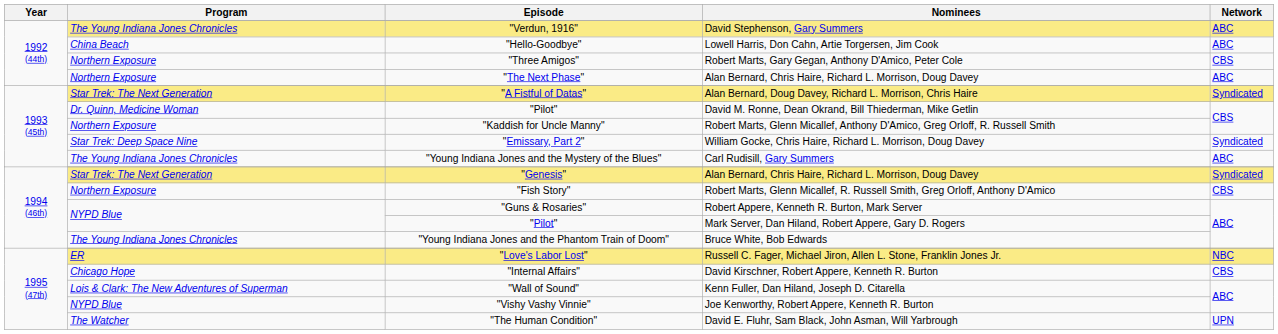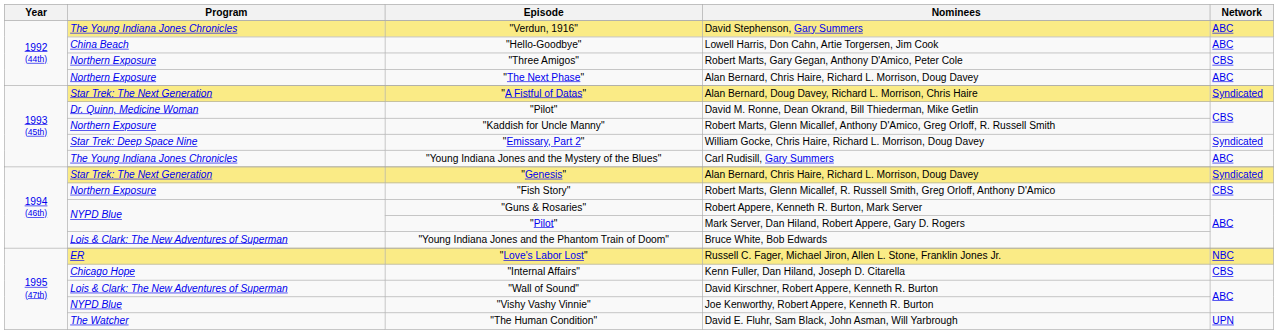(154, 239) The Young Indiana Jones Chronicles -> (179, 239) Lois & Clark: The New Adventures of Superman
(821, 272) David Kirschner, Robert Appere, Kenneth R. Burton -> (805, 272) Kenn Fuller, Dan Hiland, Joseph D. Citarella
(805, 288) Kenn Fuller, Dan Hiland, Joseph D. Citarella -> (821, 288) David Kirschner, Robert Appere, Kenneth R. Burton
